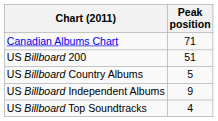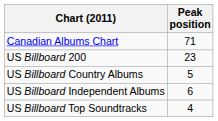(190, 58) 51 -> (190, 58) 23
(190, 91) 9 -> (190, 91) 6
